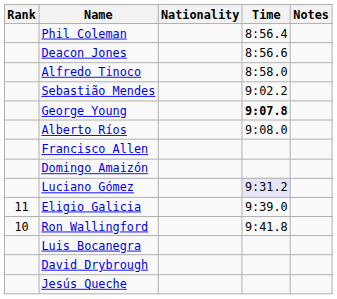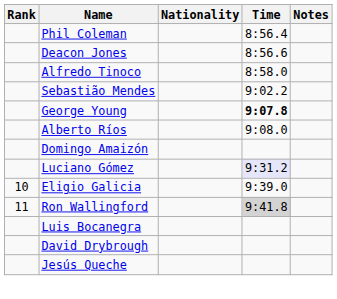- row: (95, 149)
(22, 207) 11 -> (22, 188) 10
(22, 226) 10 -> (22, 207) 11
(266, 226) no background -> (266, 207) lightgrey background
